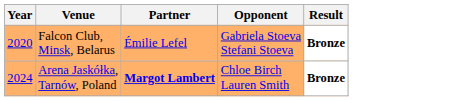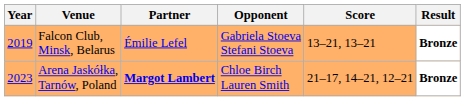+ column: (360, 15)
(20, 43) 2020 -> (20, 43) 2019
(20, 78) 2024 -> (20, 78) 2023
